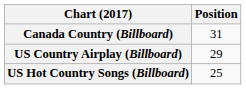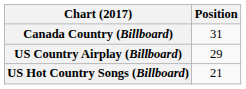(216, 73) 25 -> (216, 73) 21
